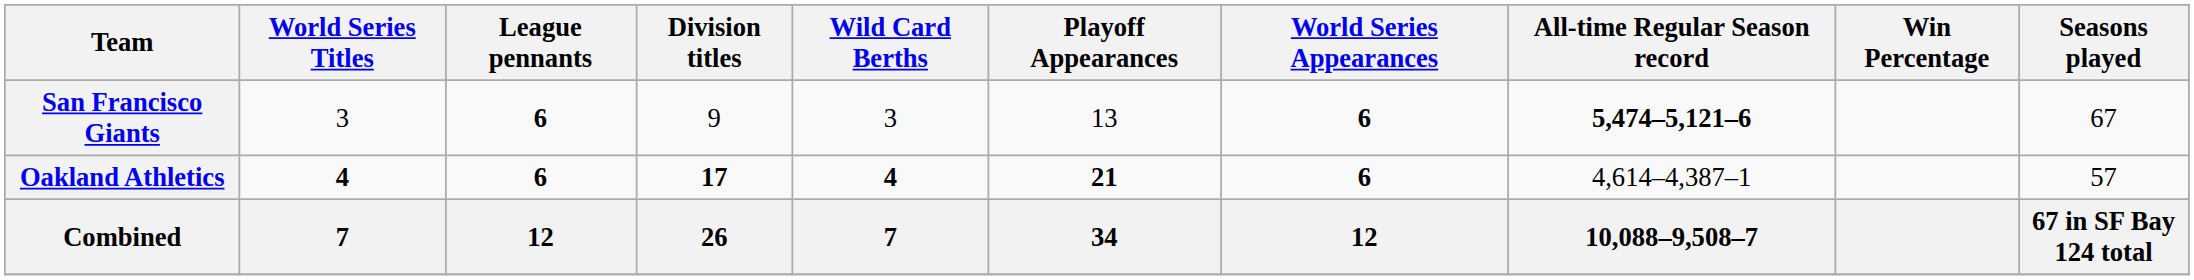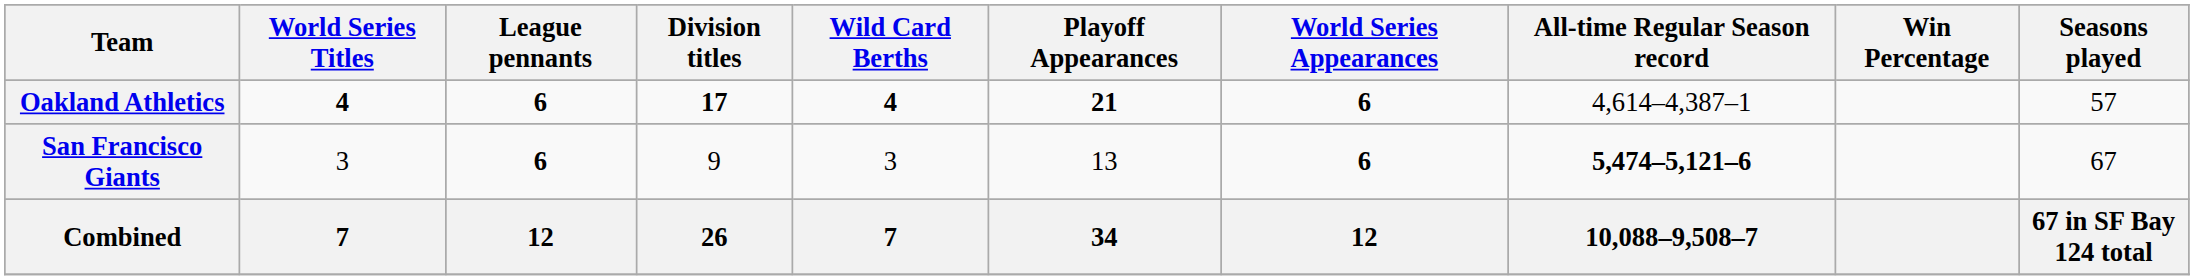rows swapped: (122, 177) <-> (122, 117)
